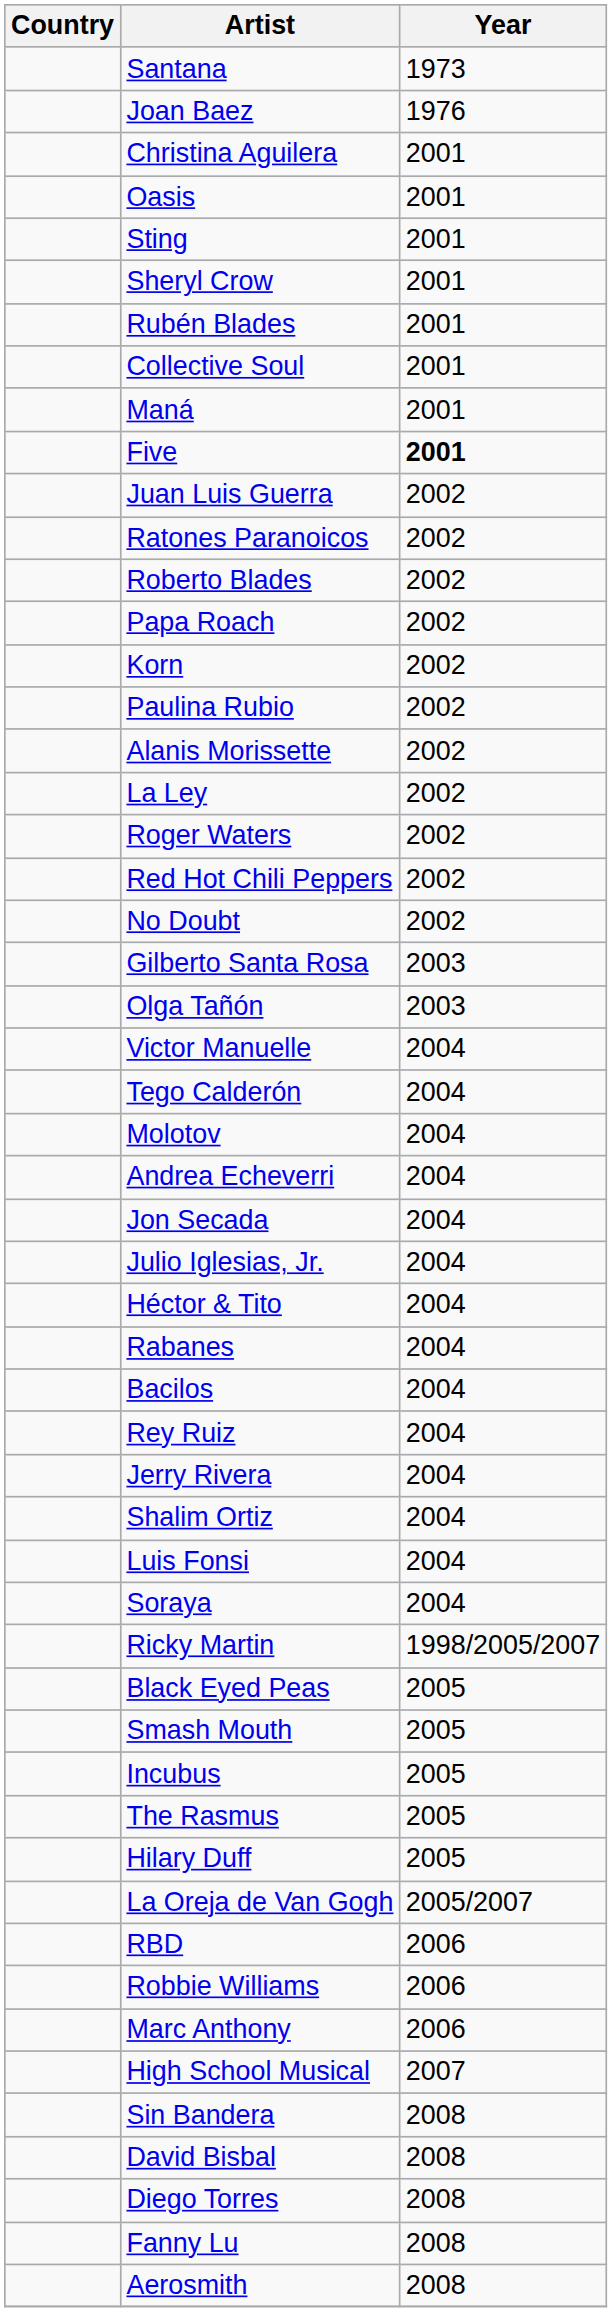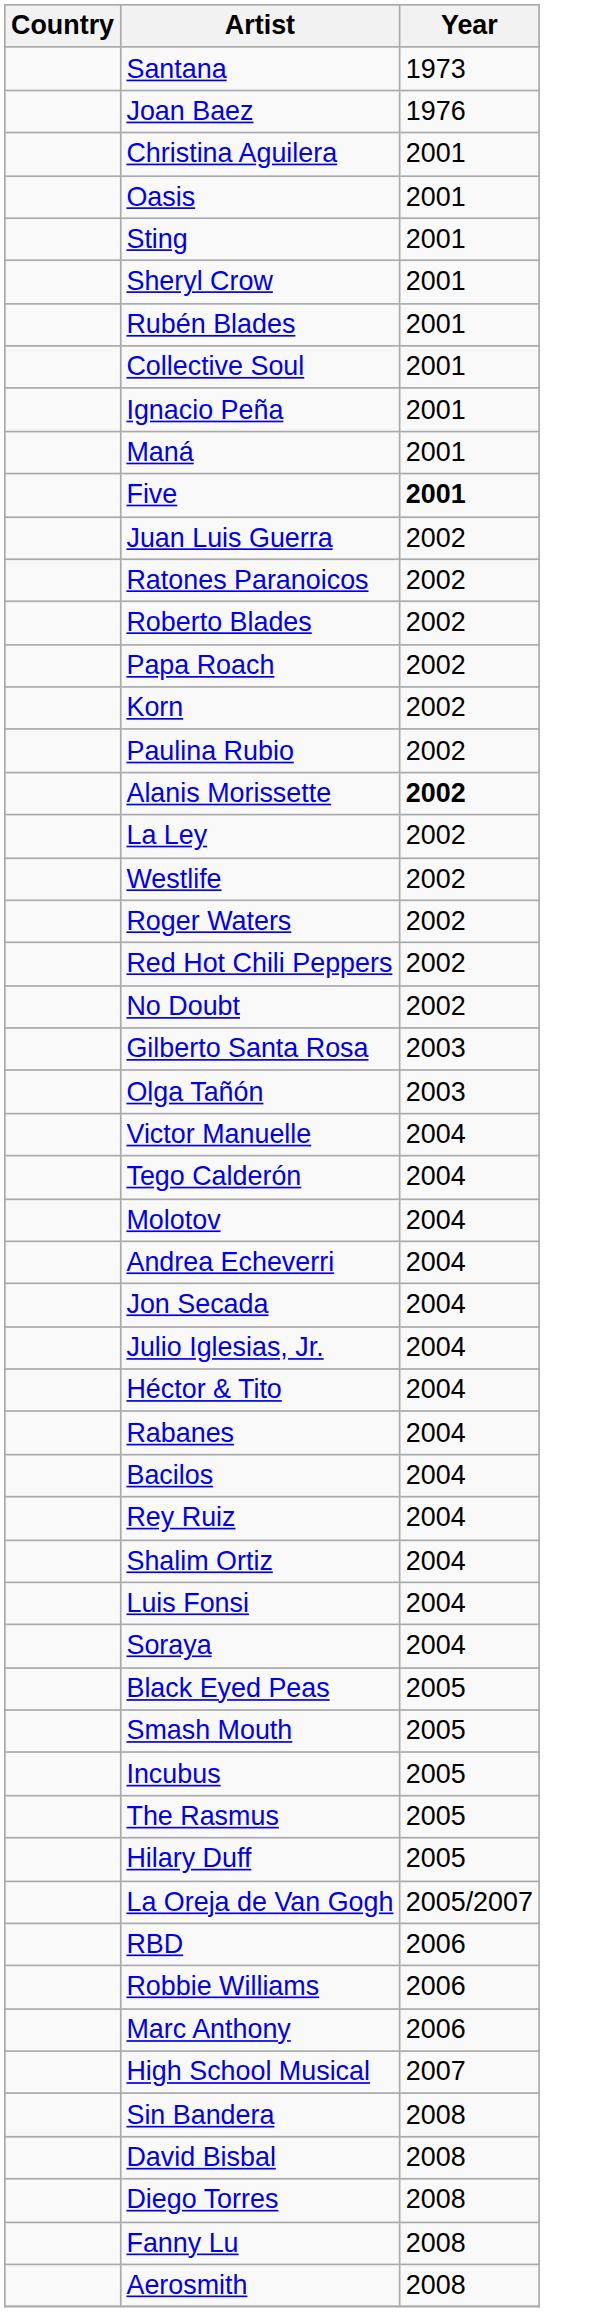+ row: (205, 409)
(436, 750) normal -> (436, 793) bold
+ row: (174, 878)
- row: (199, 1475)
- row: (200, 1645)
